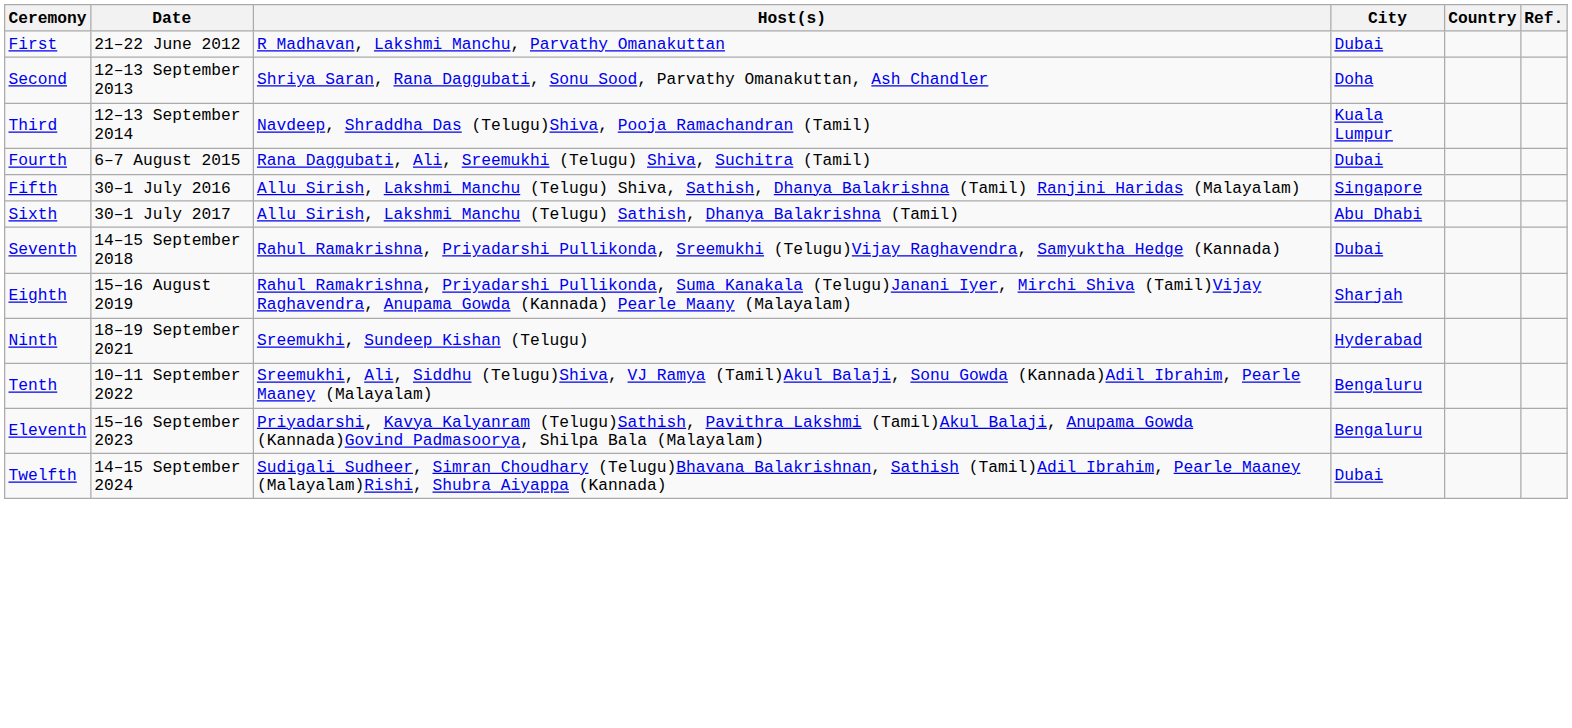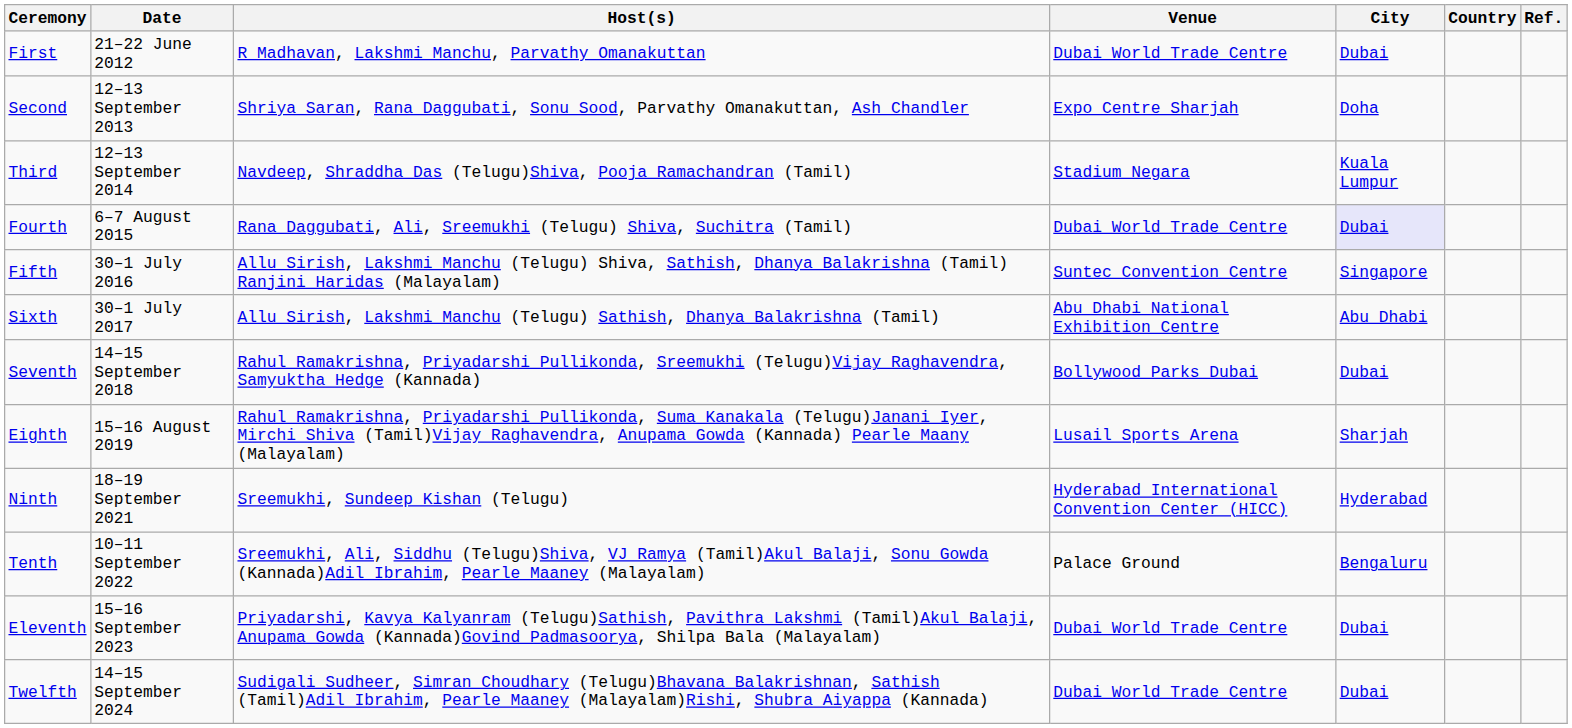+ column: (1193, 18)
(1359, 161) no background -> (1364, 227) lavender background
(1378, 431) Bengaluru -> (1364, 628) Dubai
